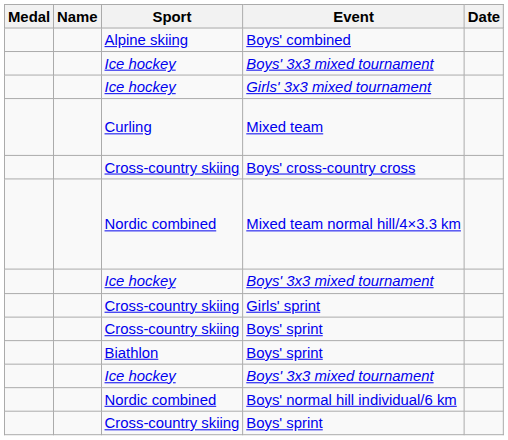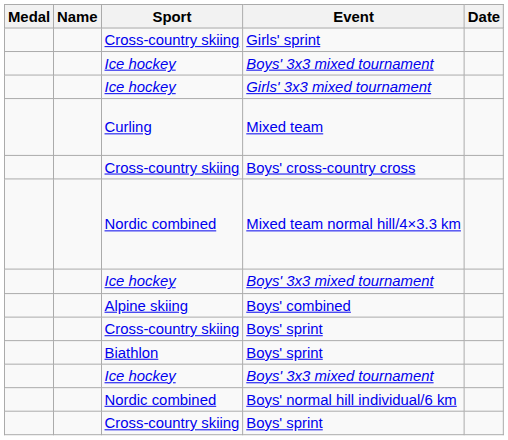rows swapped: (146, 40) <-> (172, 305)
